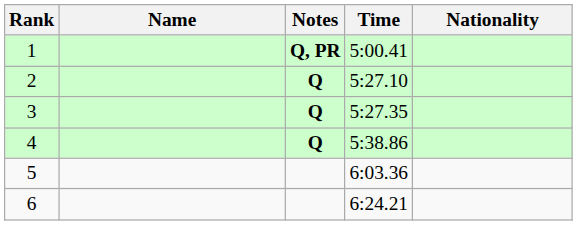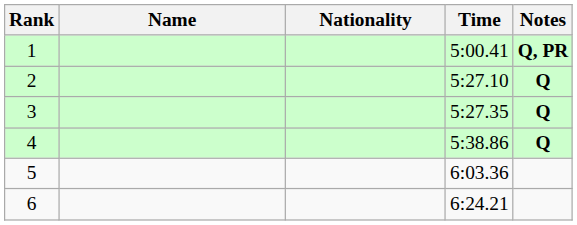columns swapped: (493, 19) <-> (315, 19)
